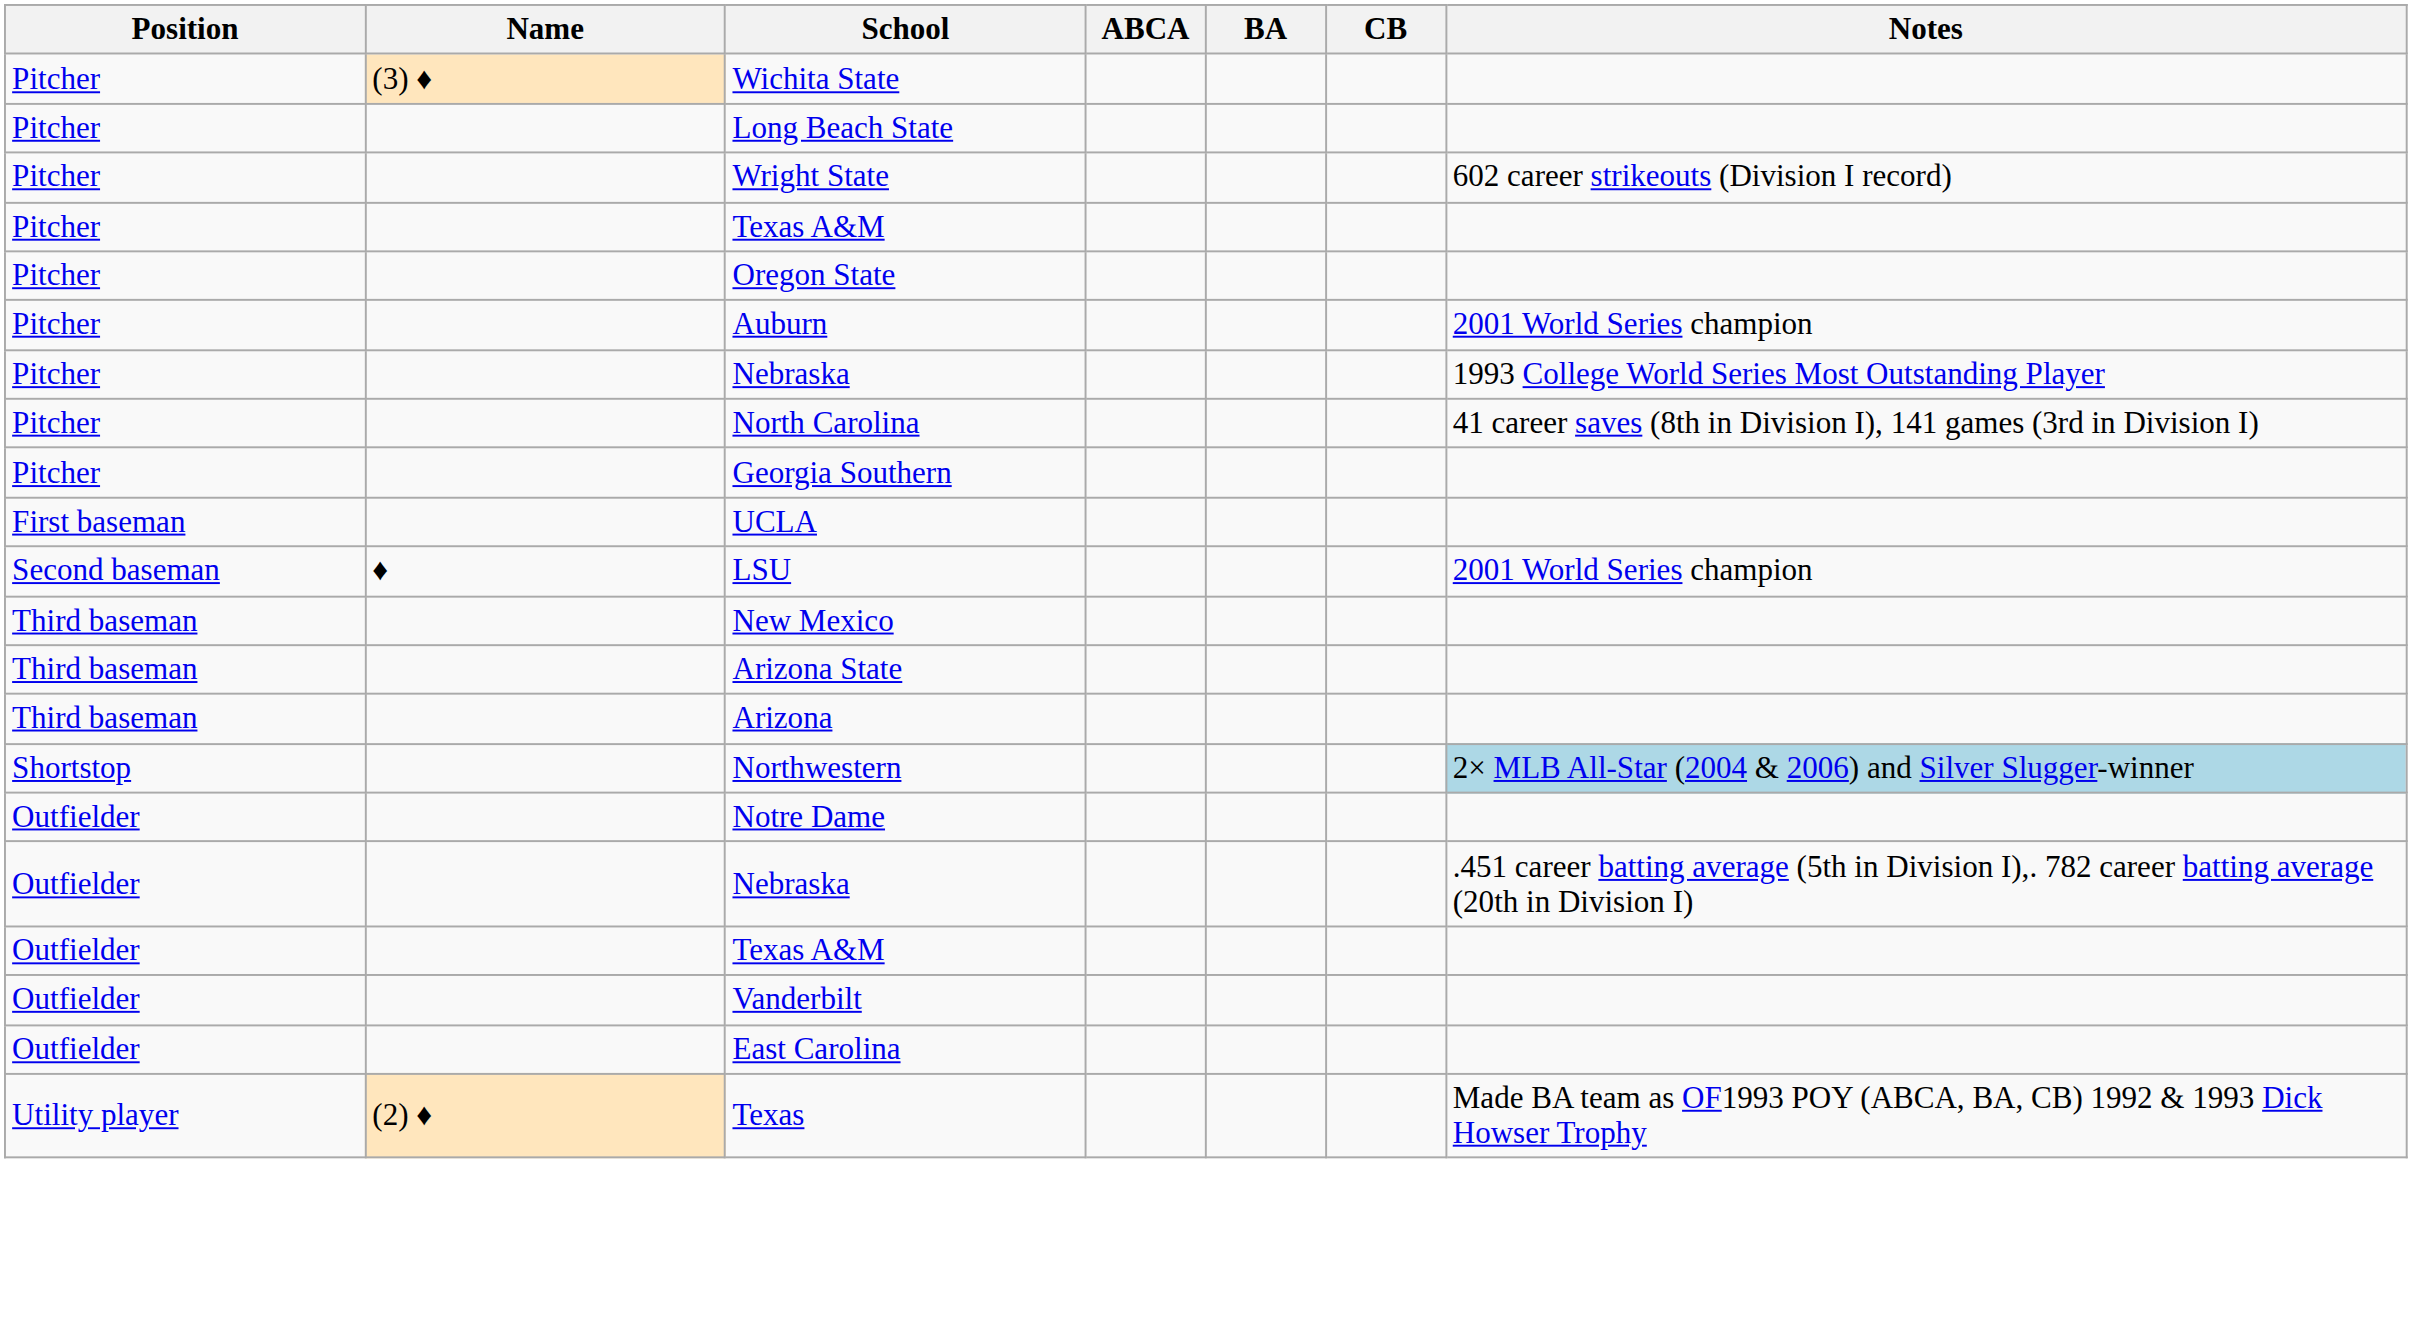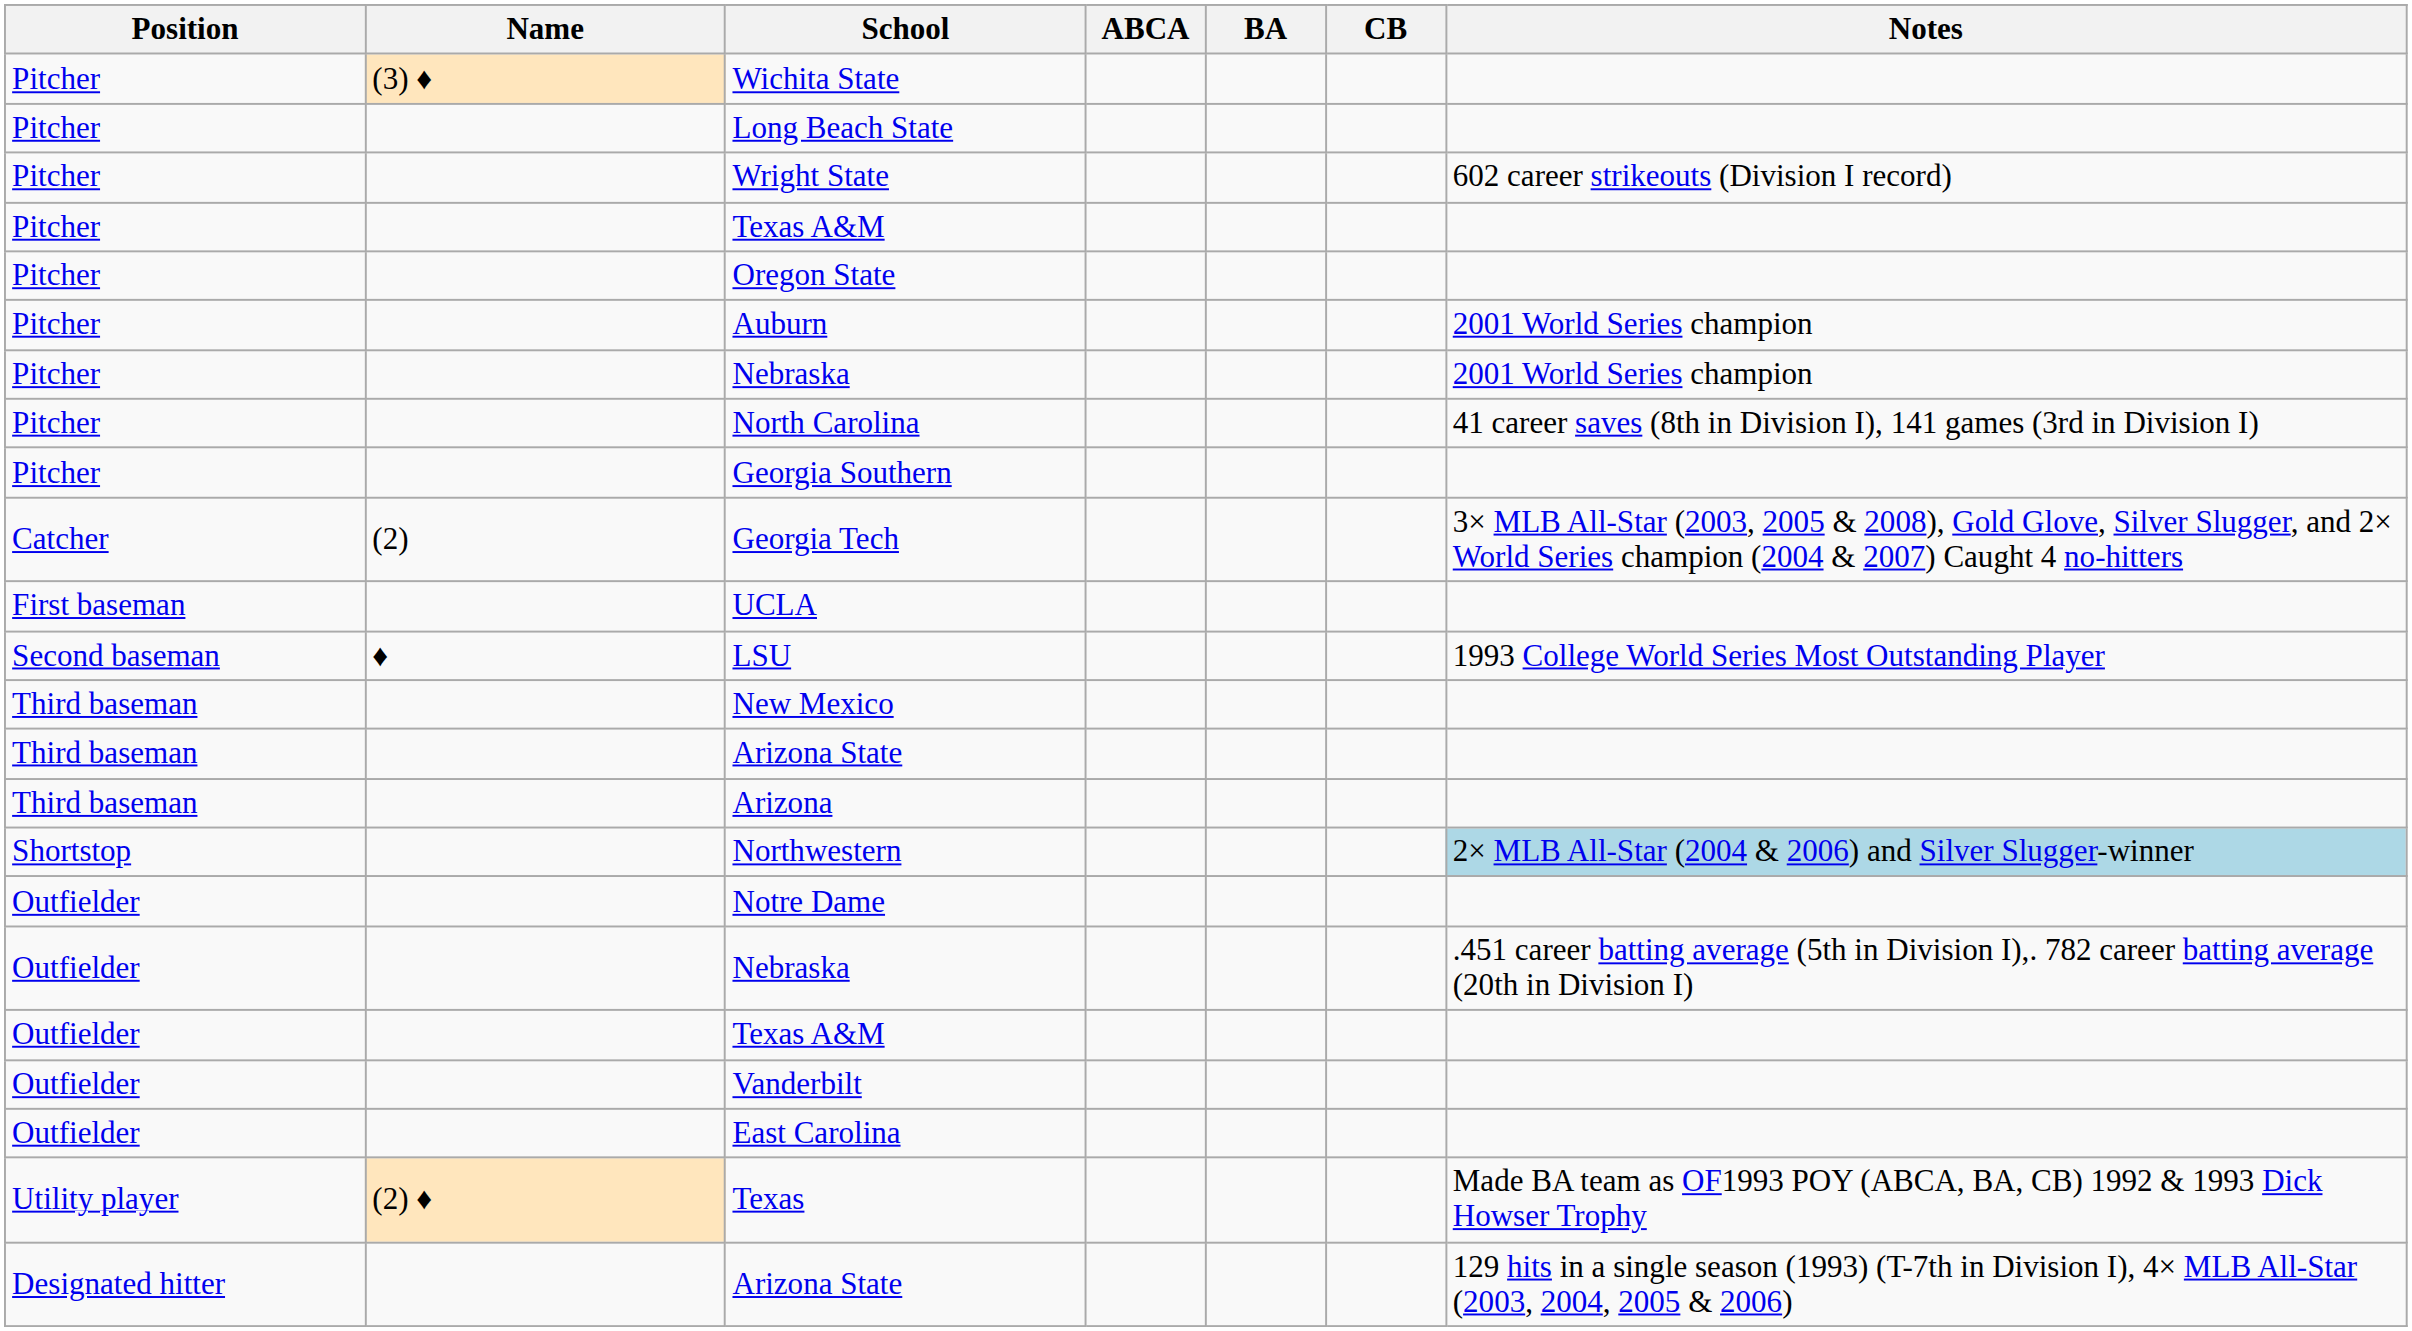(1779, 373) 1993 College World Series Most Outstanding Player -> (1633, 373) 2001 World Series champion
+ row: (60, 538)
(1633, 570) 2001 World Series champion -> (1779, 654) 1993 College World Series Most Outstanding Player
+ row: (119, 1283)
